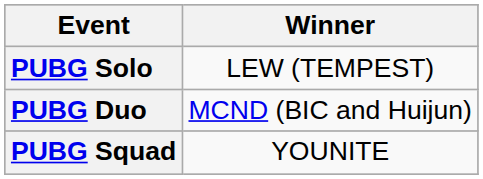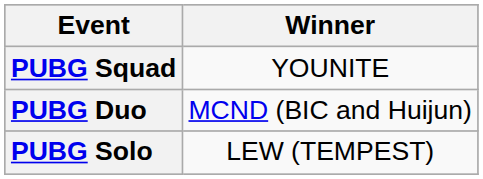rows swapped: (82, 67) <-> (94, 151)
